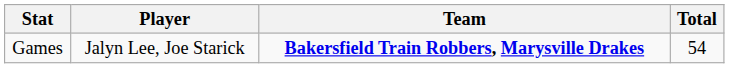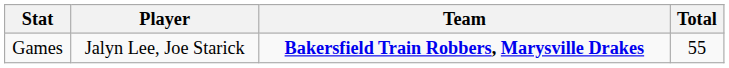(697, 47) 54 -> (697, 47) 55
